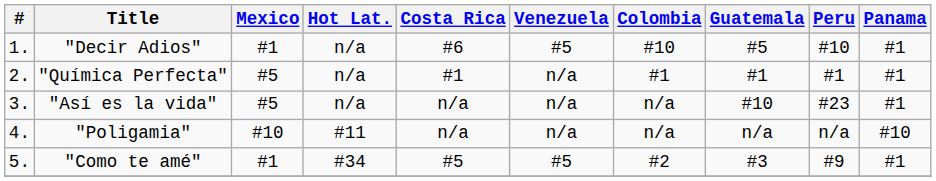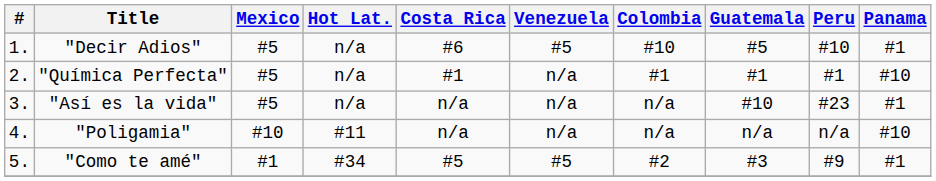(268, 48) #1 -> (268, 48) #5
(895, 76) #1 -> (895, 76) #10
